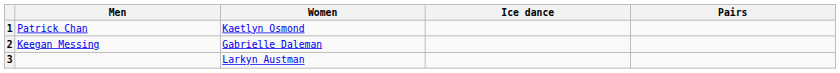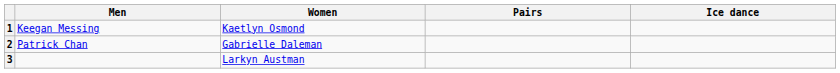columns swapped: (733, 12) <-> (528, 12)
(52, 28) Patrick Chan -> (58, 28) Keegan Messing
(58, 44) Keegan Messing -> (52, 44) Patrick Chan
